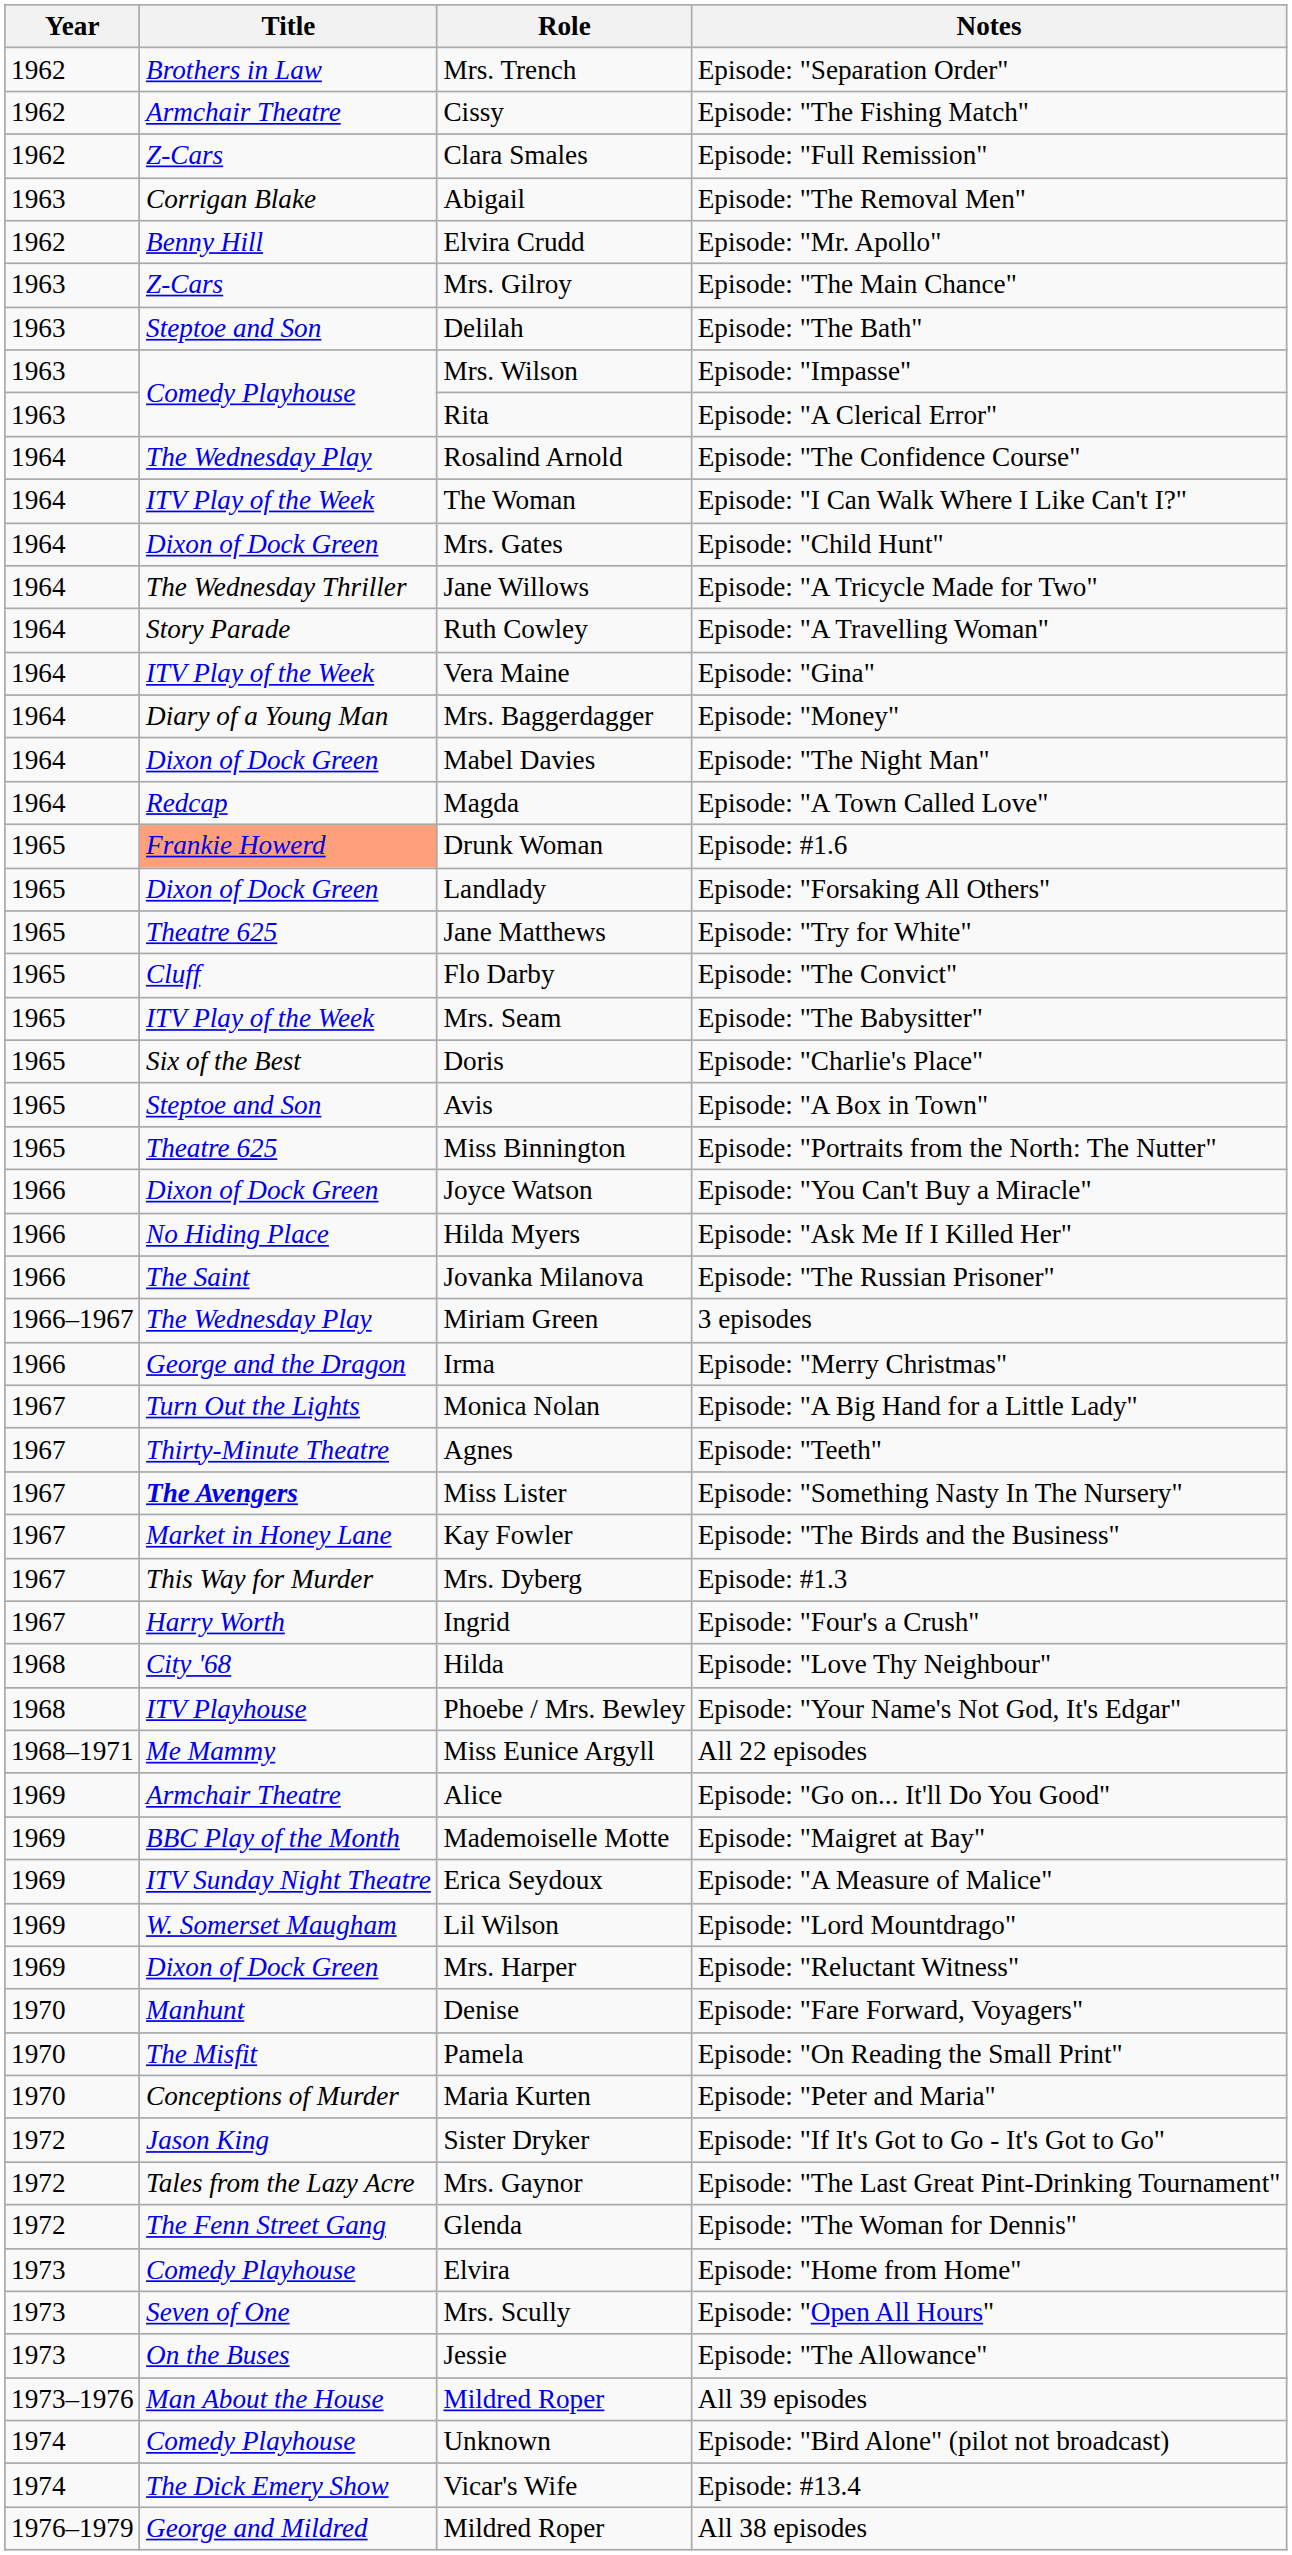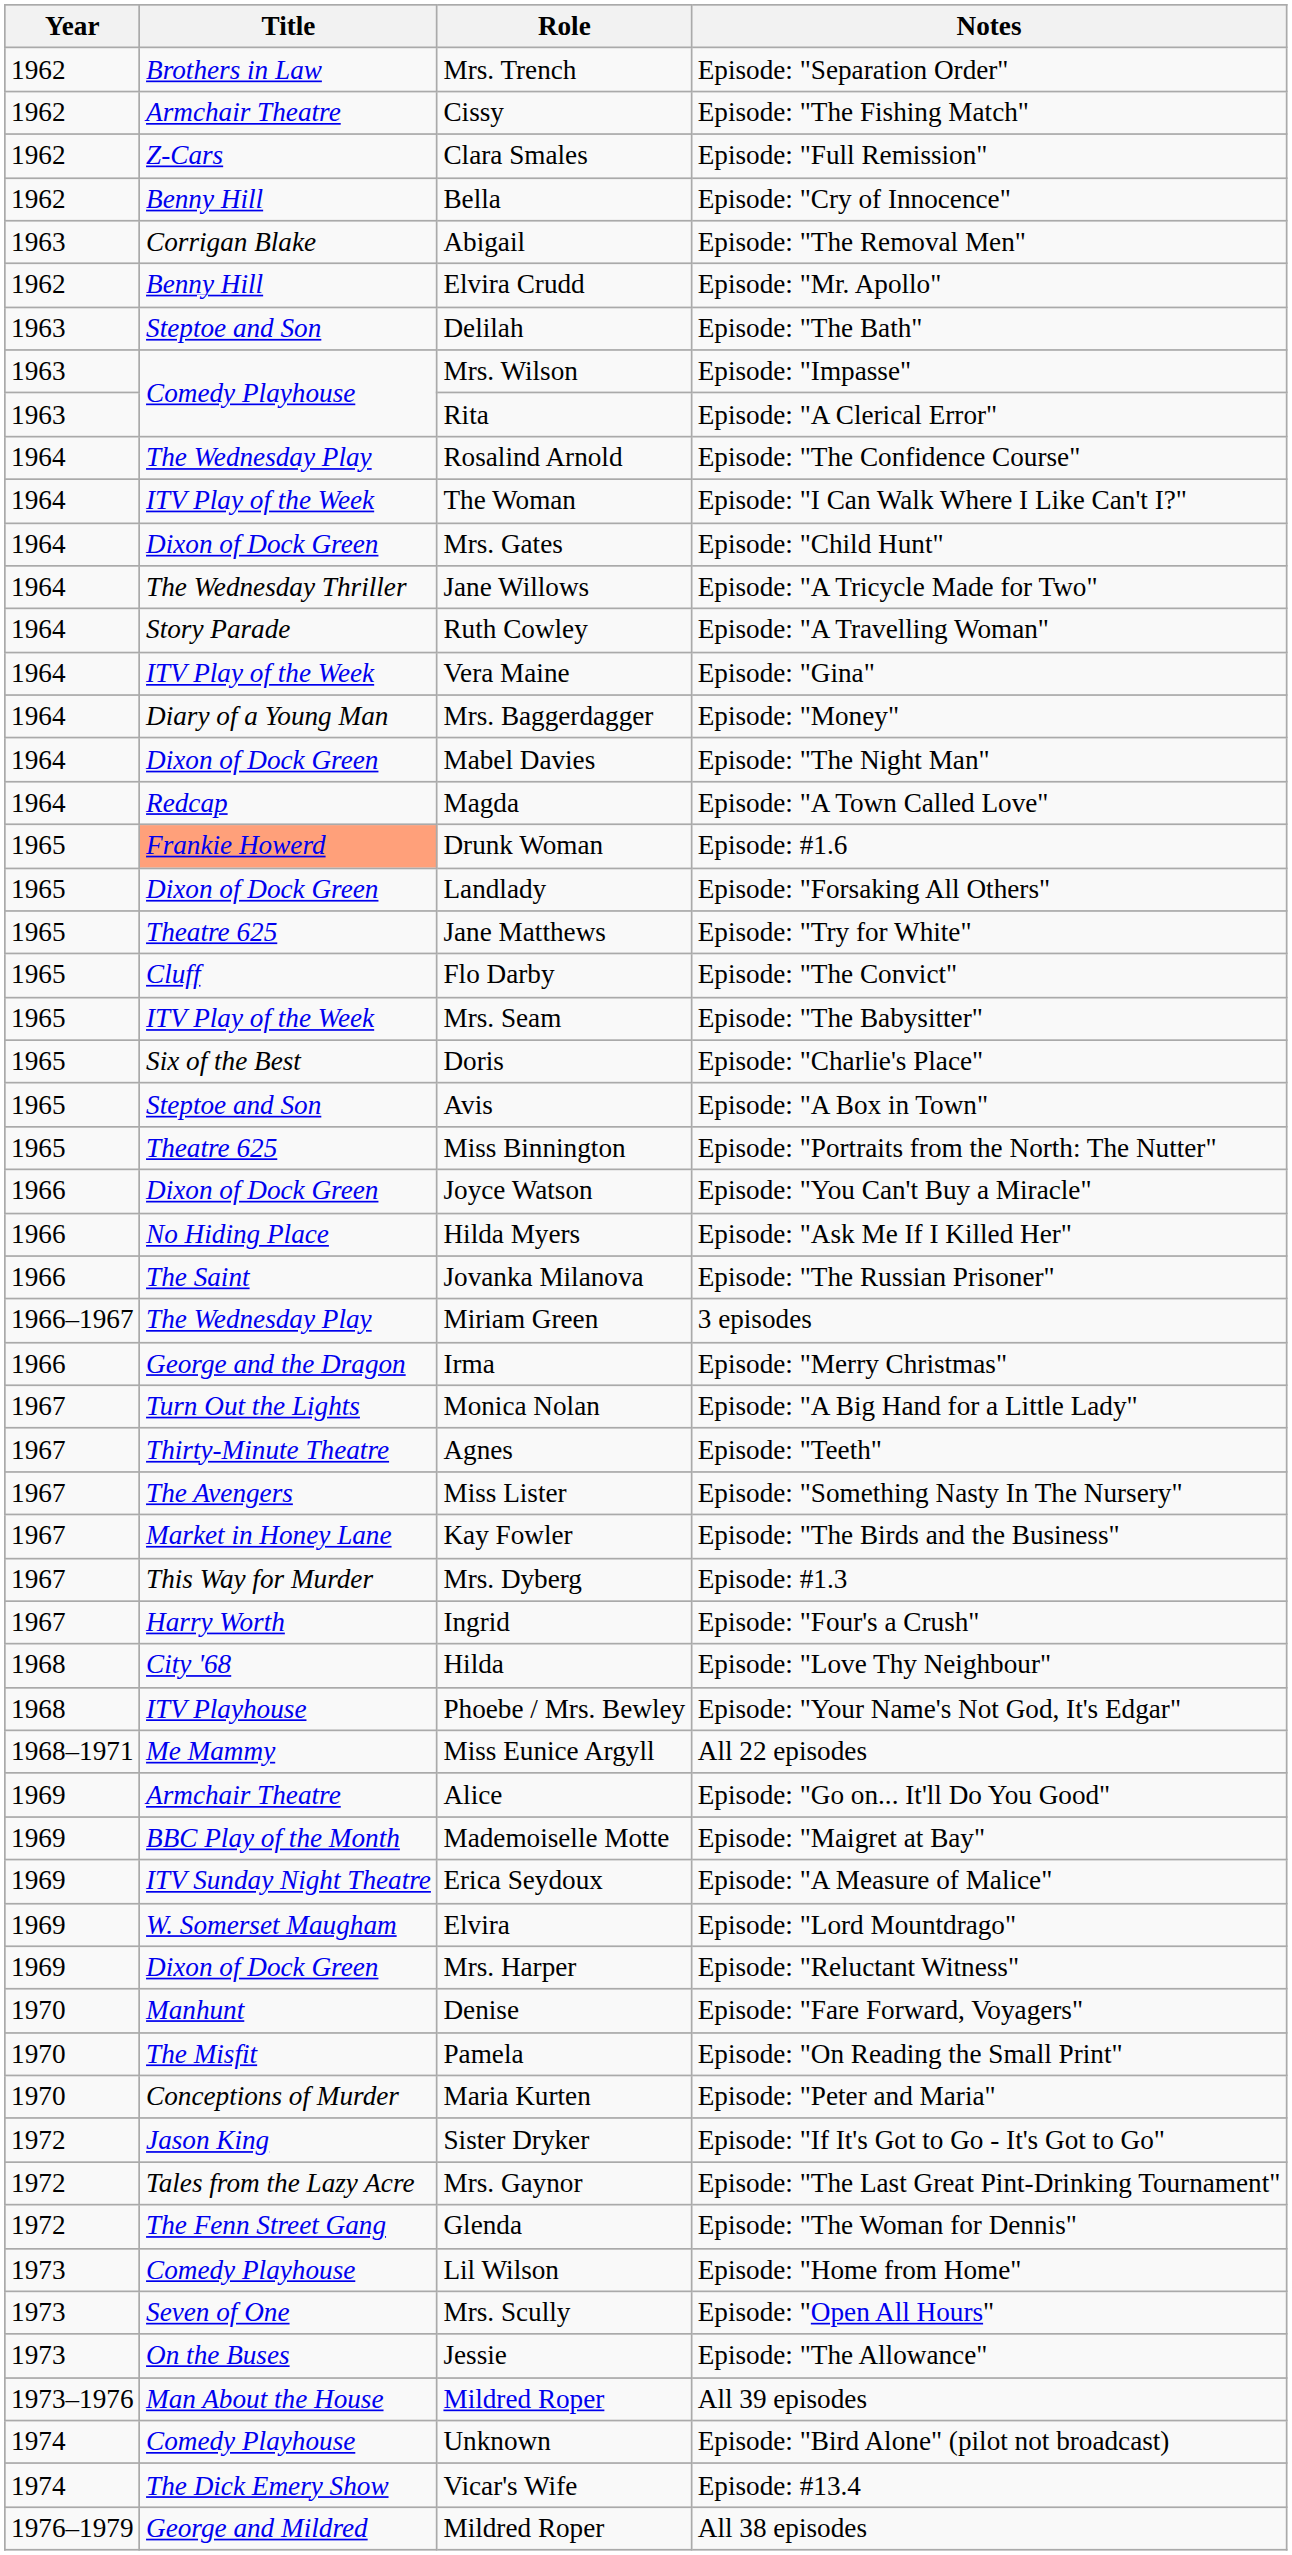+ row: (854, 198)
- row: (857, 284)
(222, 1492) bold -> (219, 1492) normal
(501, 1924) Lil Wilson -> (477, 1924) Elvira
(477, 2269) Elvira -> (501, 2269) Lil Wilson
